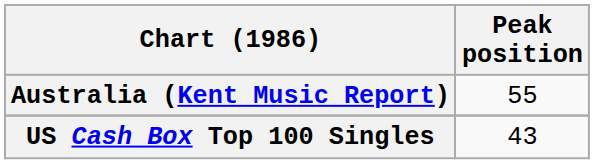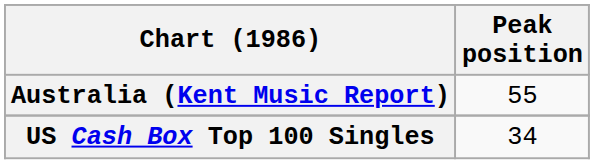(522, 137) 43 -> (522, 137) 34
